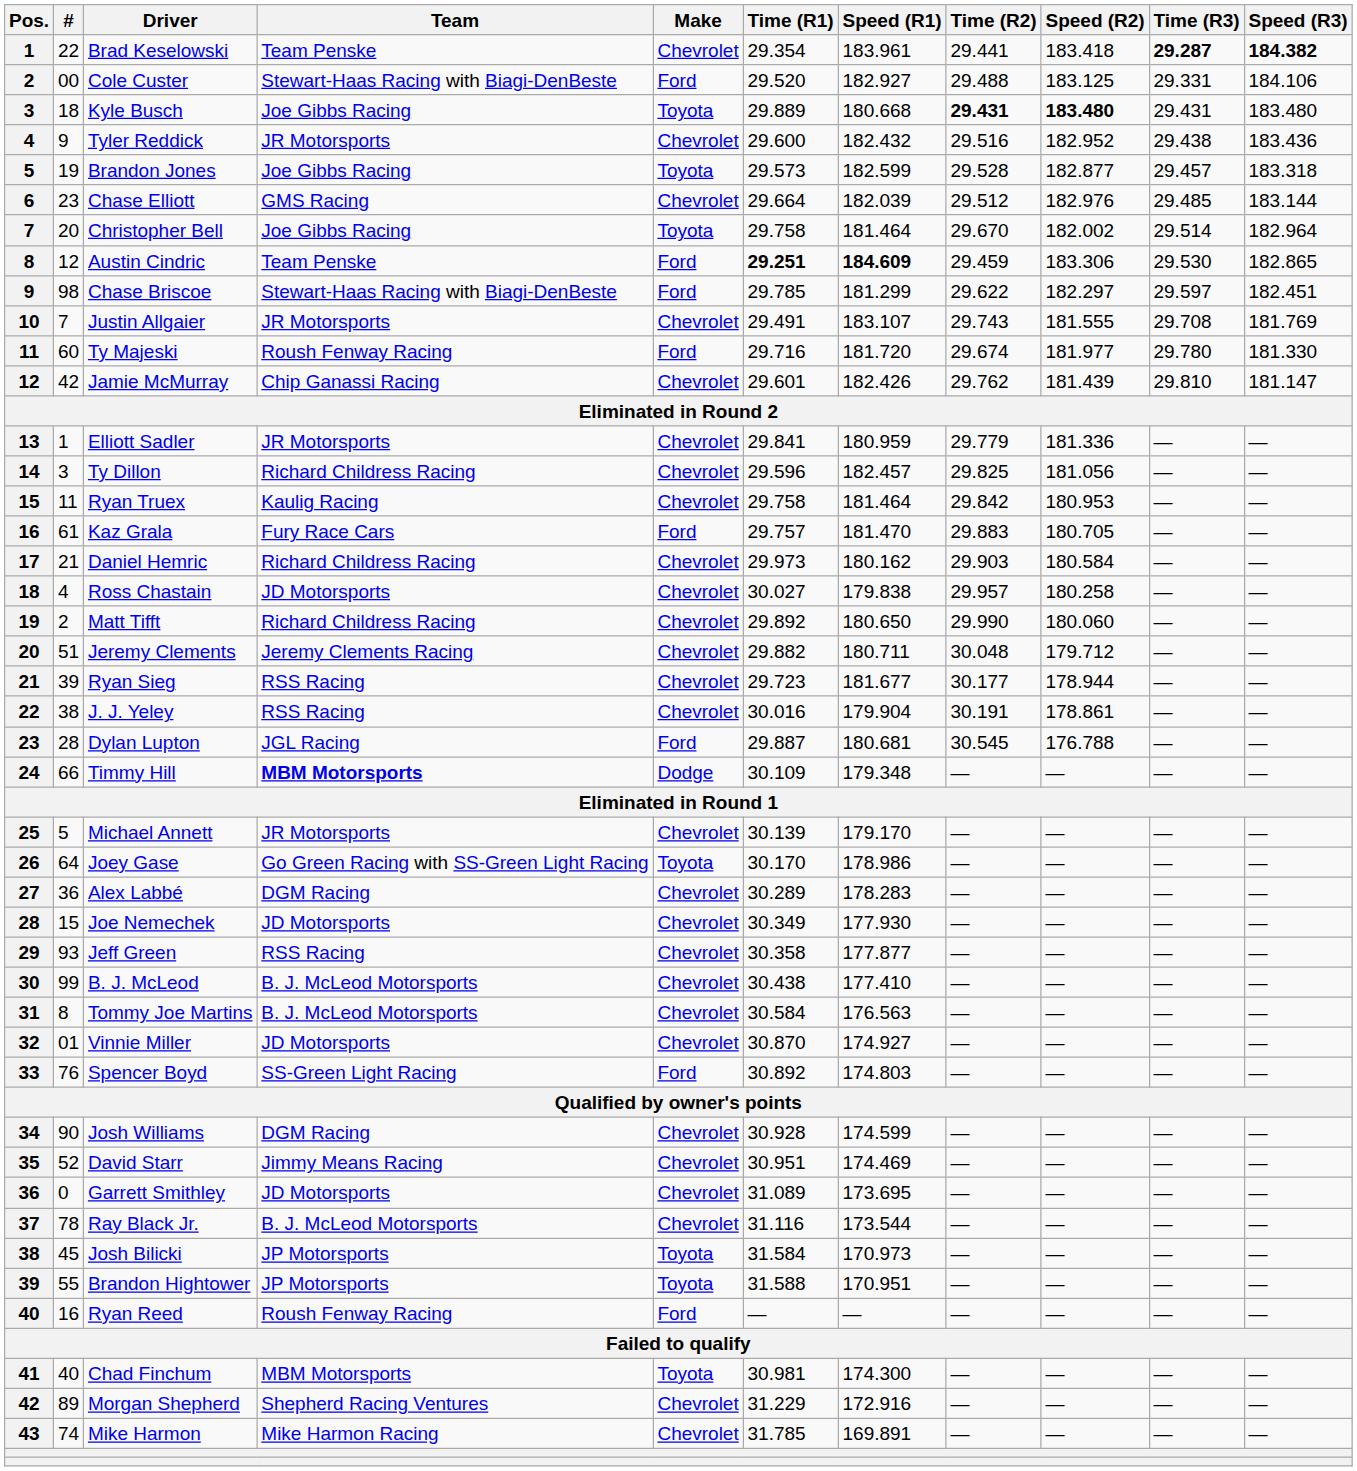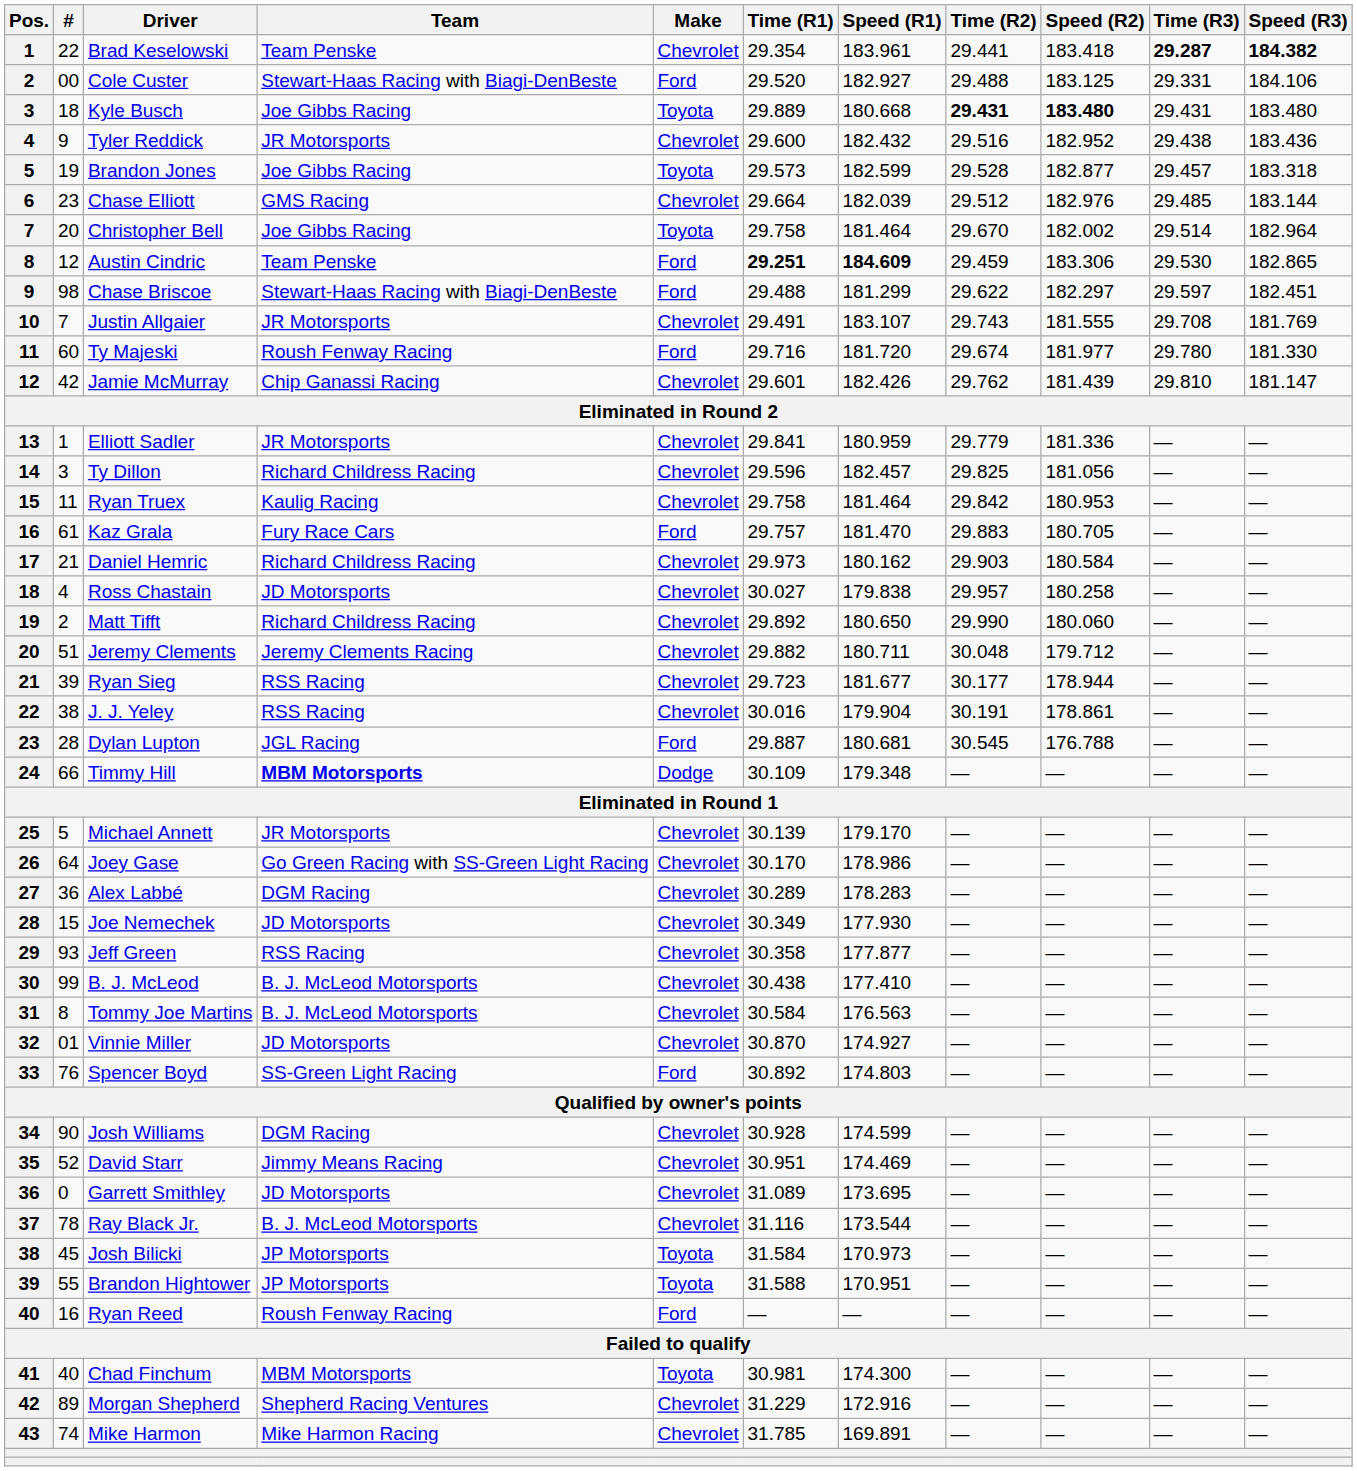(777, 291) 29.785 -> (777, 291) 29.488
(685, 862) Toyota -> (698, 862) Chevrolet
